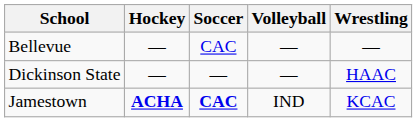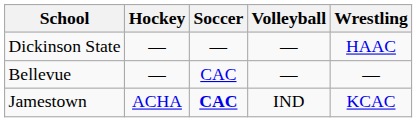rows swapped: (40, 46) <-> (65, 74)
(157, 102) bold -> (157, 102) normal
